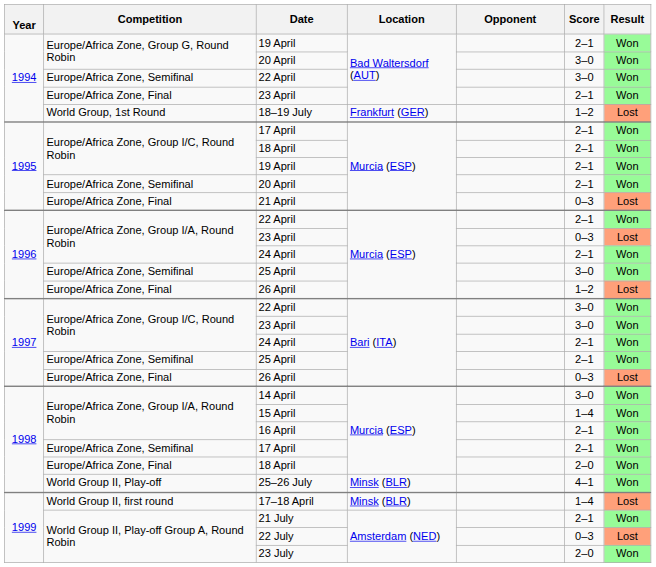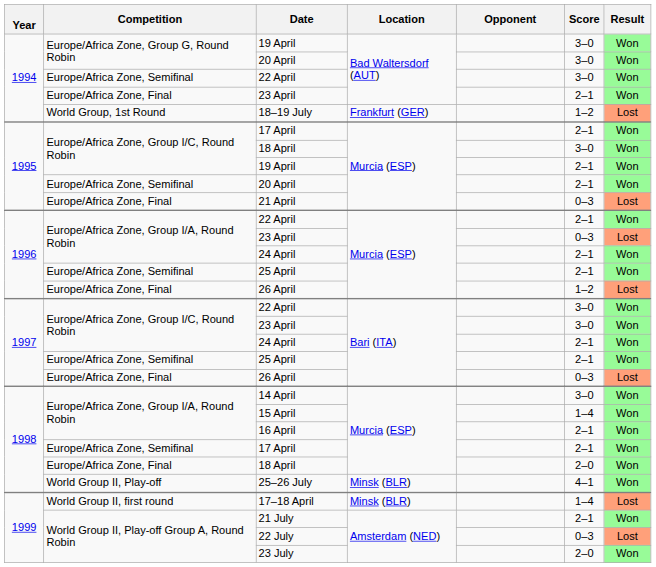(584, 43) 2–1 -> (584, 43) 3–0
(584, 148) 2–1 -> (584, 148) 3–0
(584, 272) 3–0 -> (584, 272) 2–1
